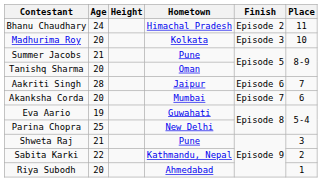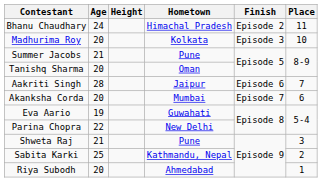(98, 127) 25 -> (98, 127) 22
(98, 156) 22 -> (98, 156) 25
